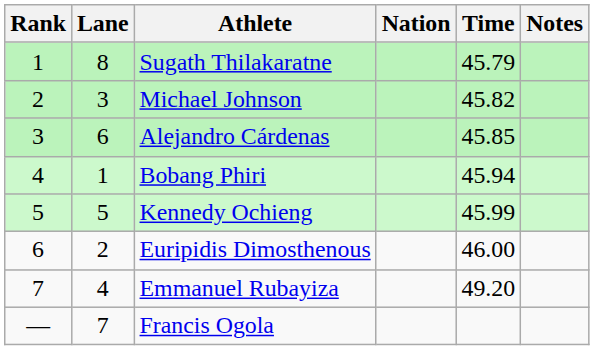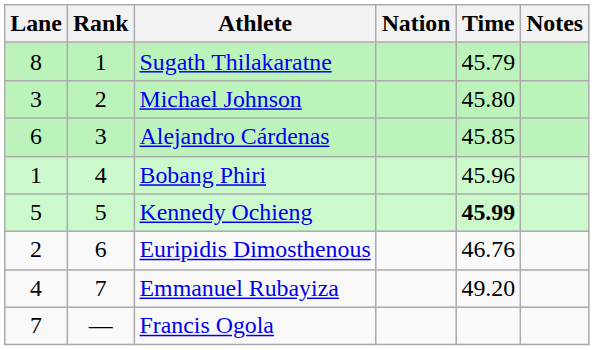columns swapped: (38, 23) <-> (103, 23)
(488, 99) 45.82 -> (488, 99) 45.80
(488, 174) 45.94 -> (488, 174) 45.96
(488, 212) normal -> (488, 212) bold
(488, 250) 46.00 -> (488, 250) 46.76
